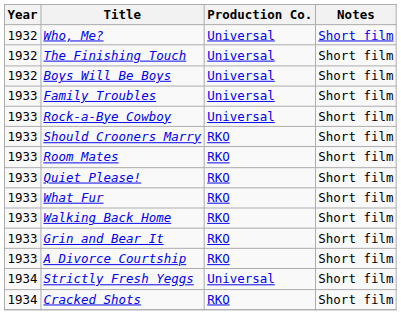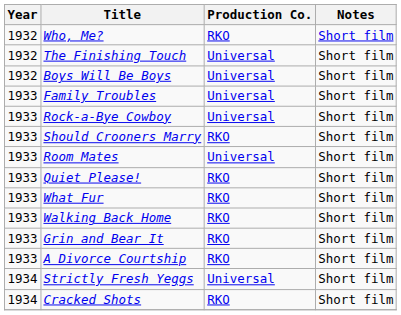(241, 35) Universal -> (218, 35) RKO
(218, 157) RKO -> (241, 157) Universal
